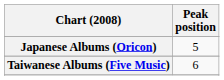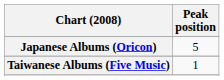(196, 65) 6 -> (196, 65) 1
